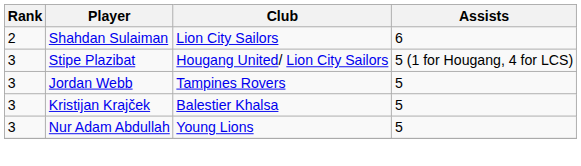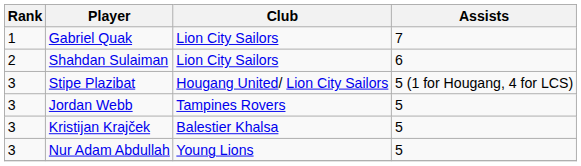+ row: (90, 38)
